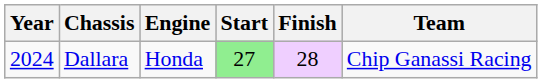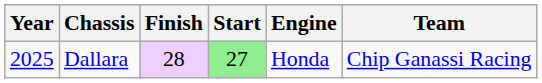columns swapped: (177, 22) <-> (307, 22)
(32, 59) 2024 -> (32, 59) 2025
